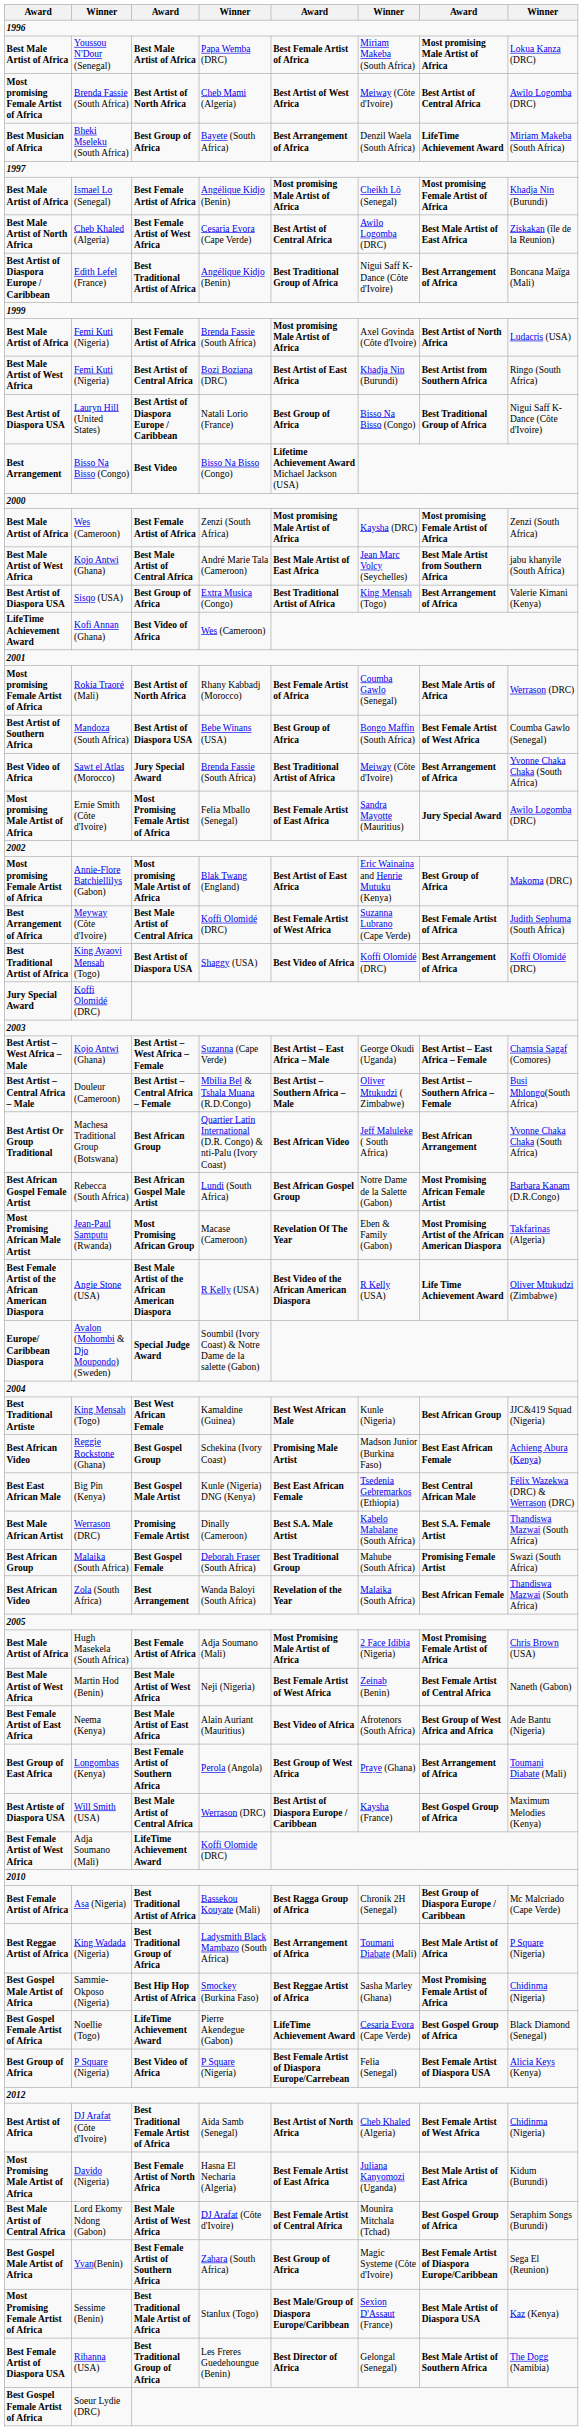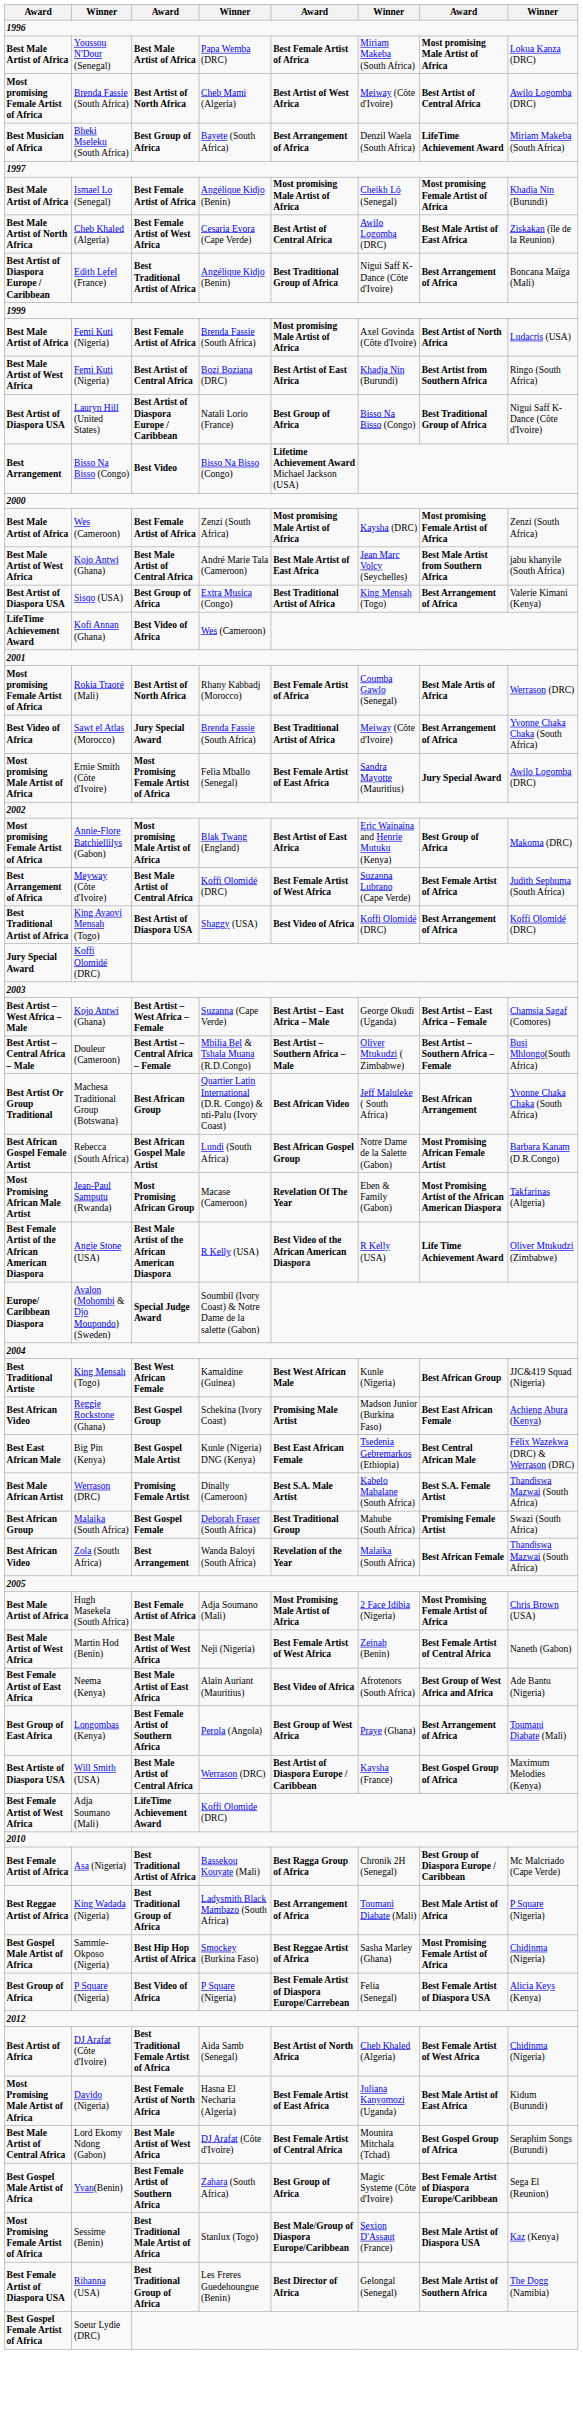- row: (101, 734)
- row: (88, 2030)
